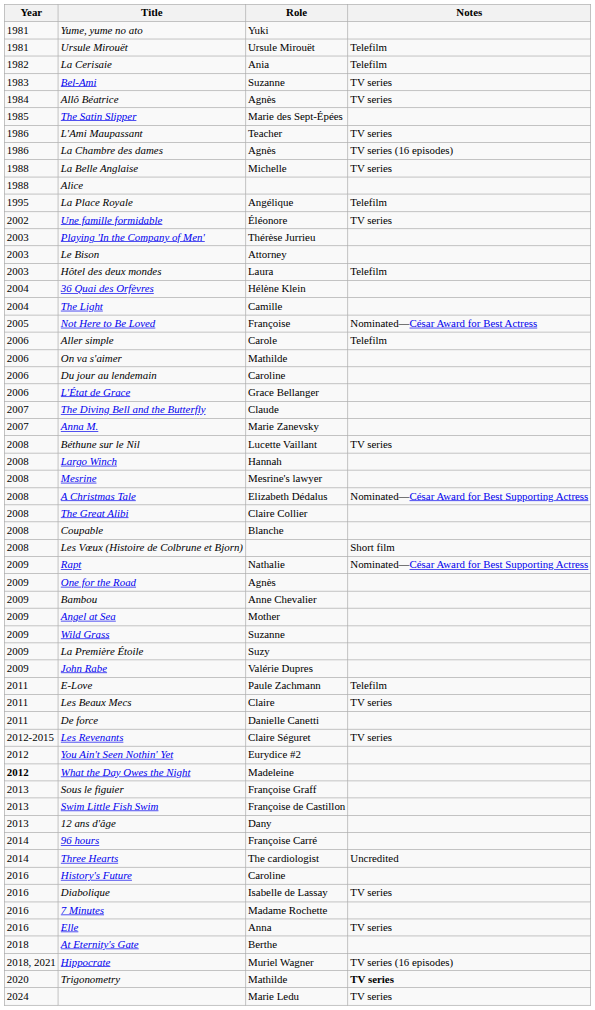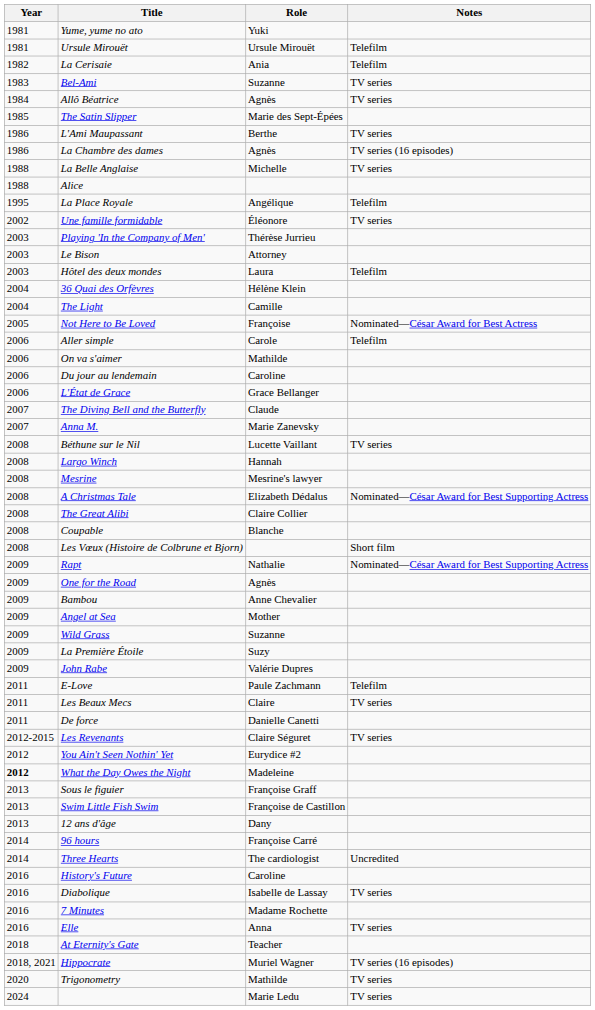(265, 133) Teacher -> (262, 133) Berthe
(262, 944) Berthe -> (265, 944) Teacher
(372, 979) bold -> (371, 979) normal
